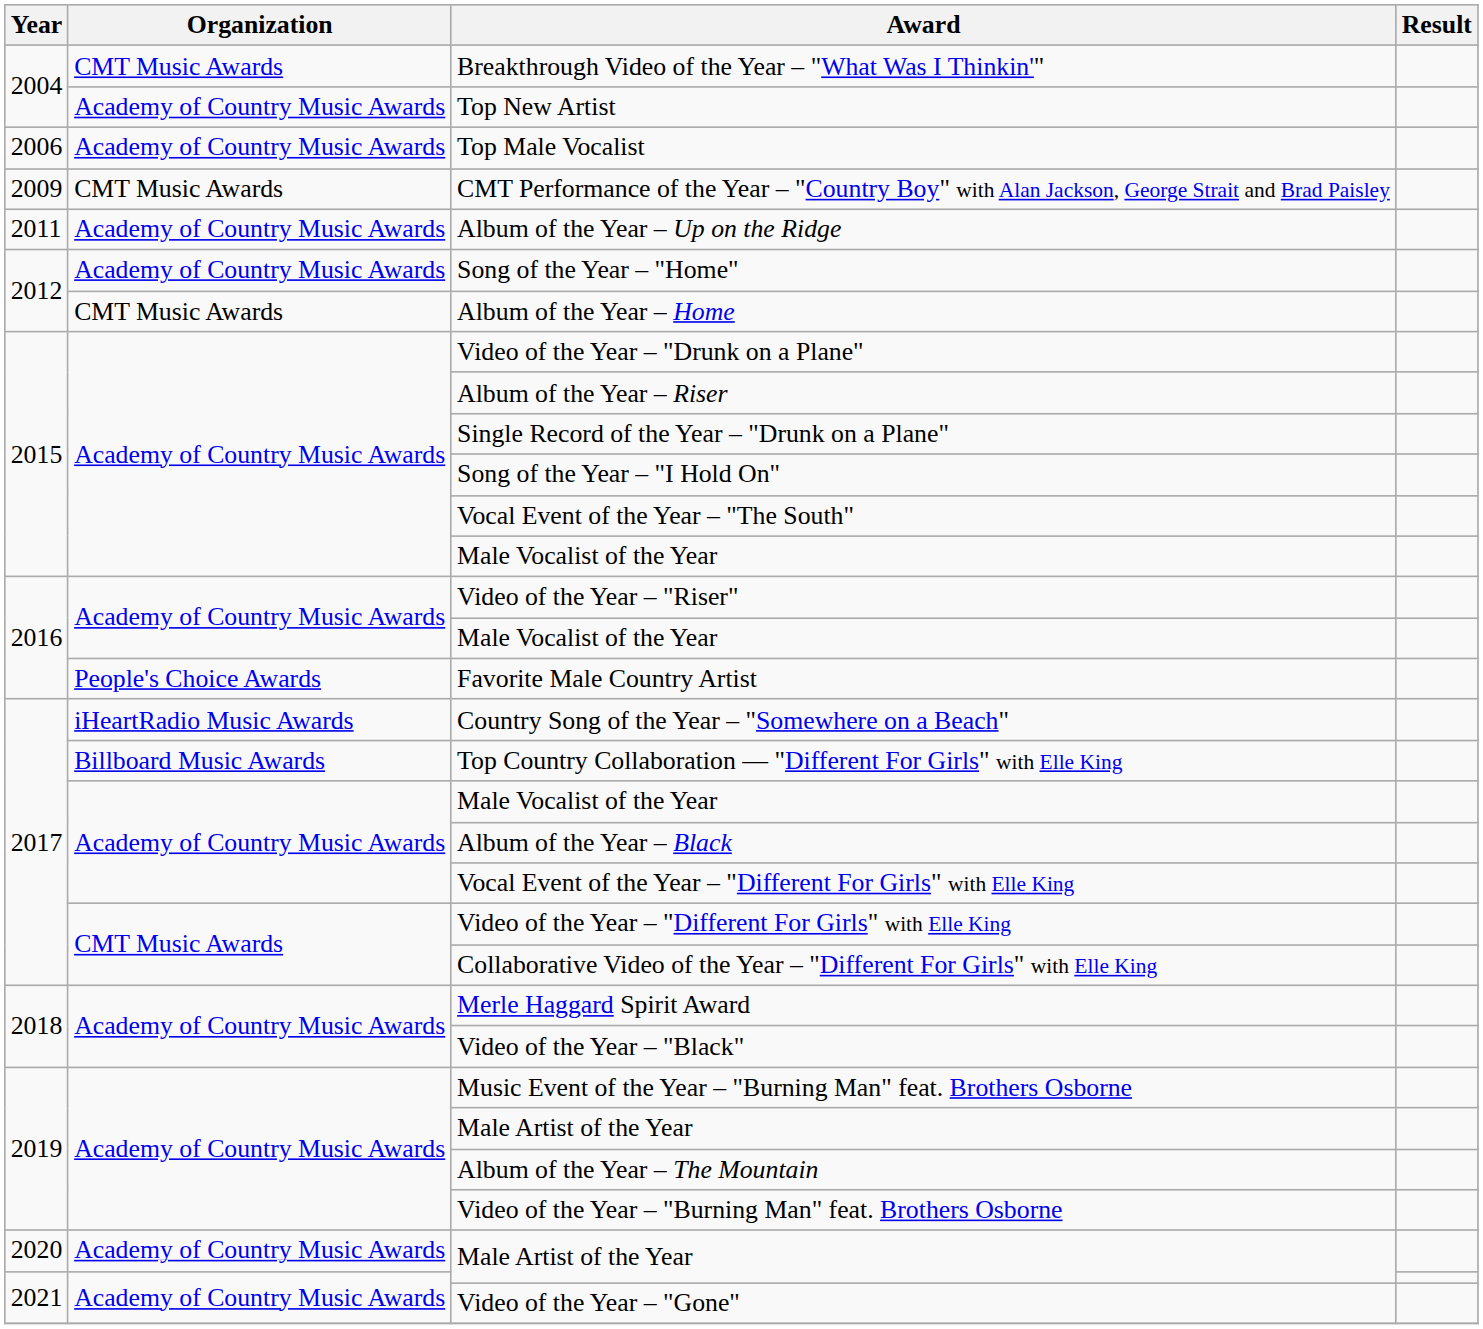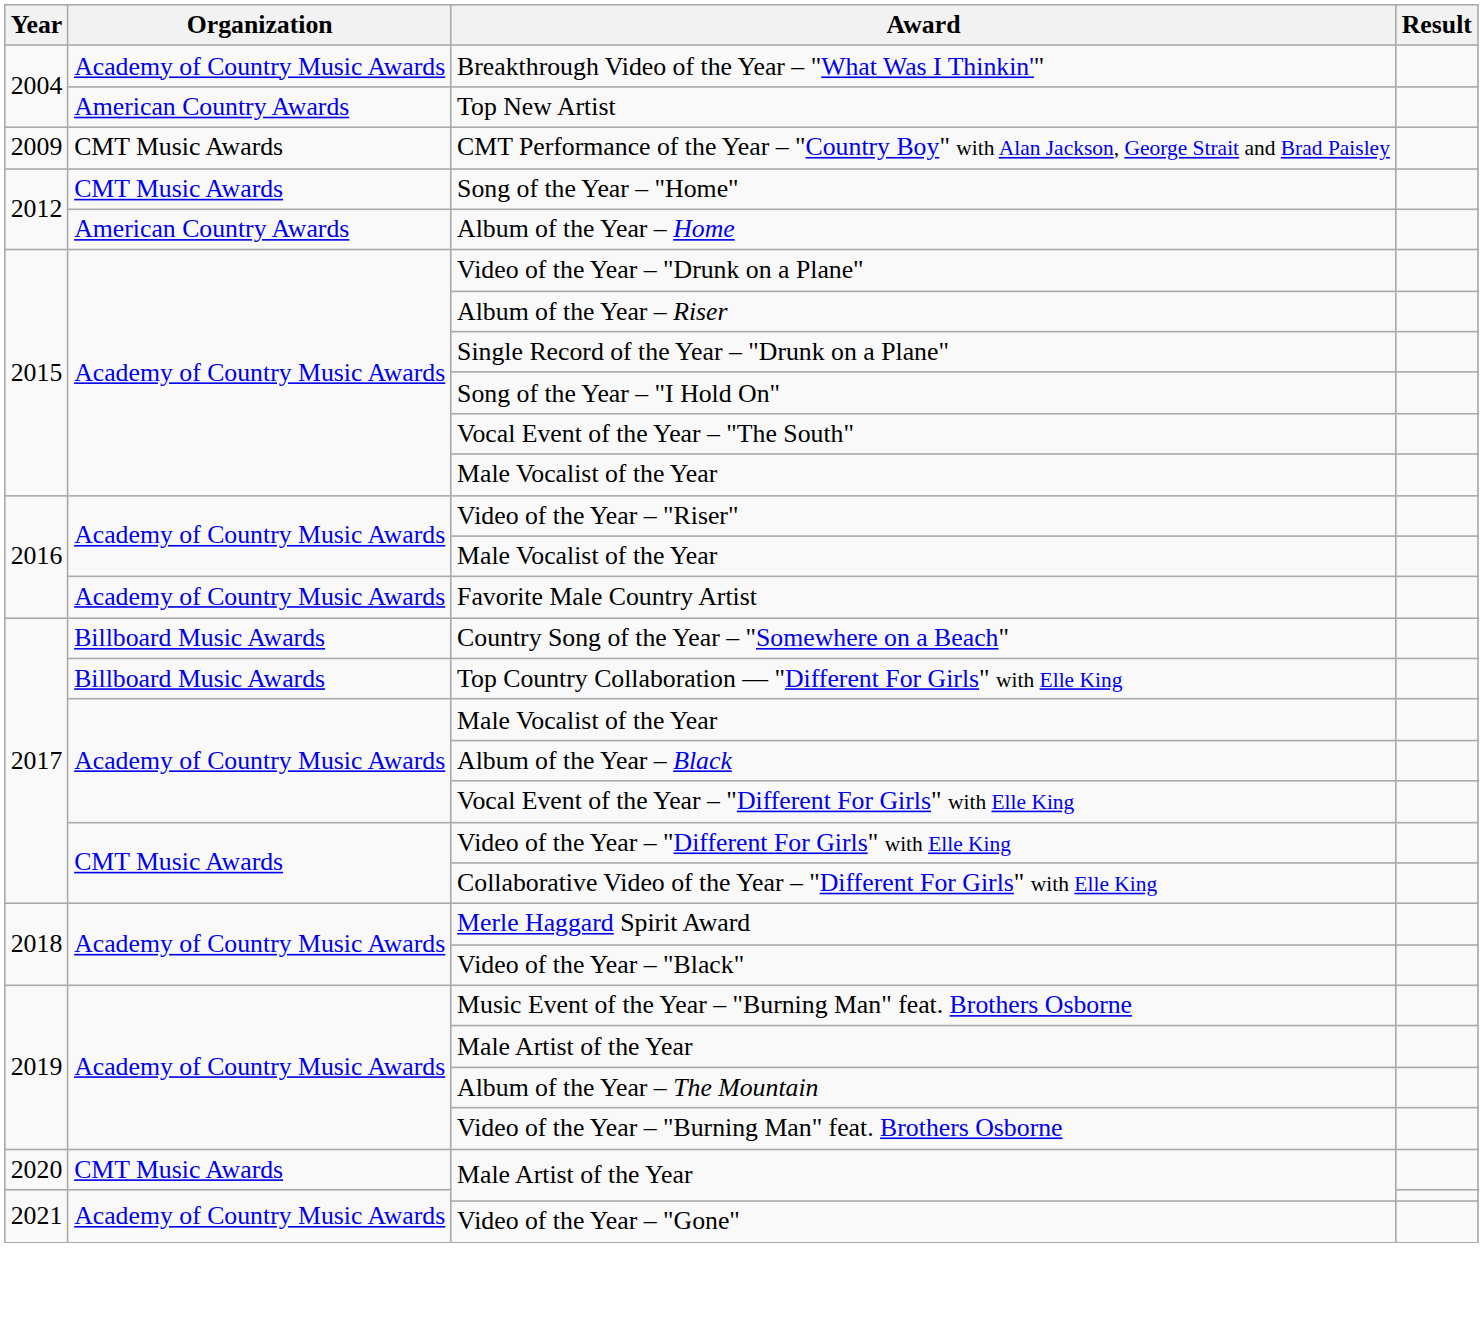(179, 65) CMT Music Awards -> (260, 65) Academy of Country Music Awards
(260, 106) Academy of Country Music Awards -> (212, 106) American Country Awards
- row: (37, 147)
- row: (36, 229)
(260, 270) Academy of Country Music Awards -> (179, 188) CMT Music Awards
(179, 310) CMT Music Awards -> (212, 229) American Country Awards
(198, 678) People's Choice Awards -> (260, 596) Academy of Country Music Awards
(214, 719) iHeartRadio Music Awards -> (200, 637) Billboard Music Awards
(260, 1250) Academy of Country Music Awards -> (179, 1168) CMT Music Awards
